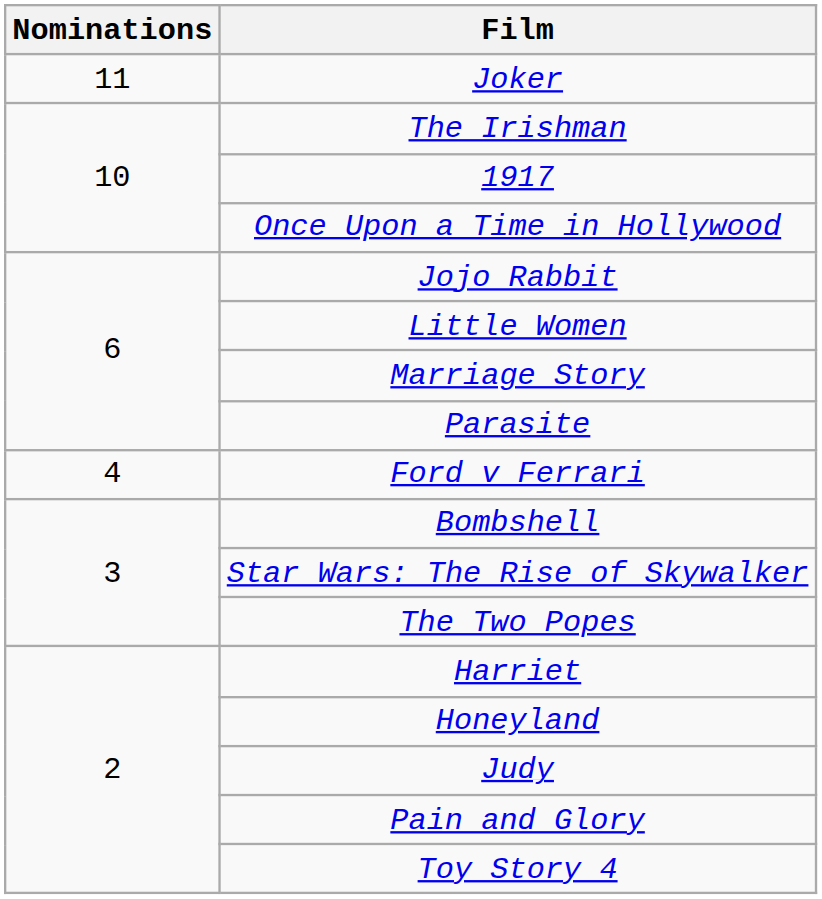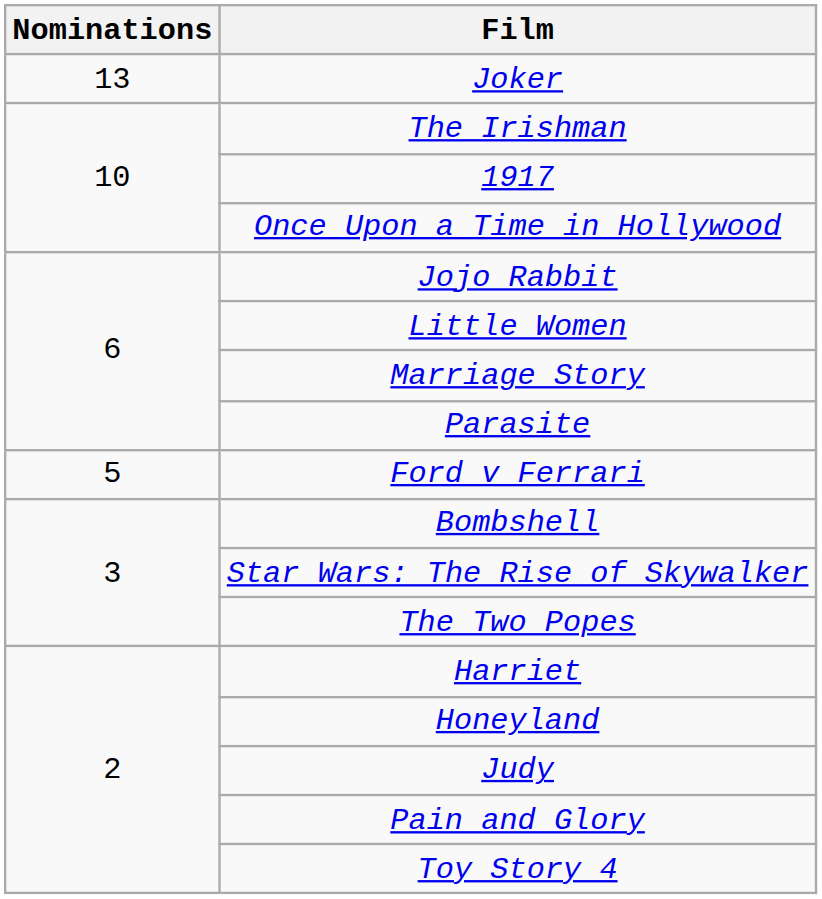(112, 79) 11 -> (112, 79) 13
(112, 474) 4 -> (112, 474) 5
